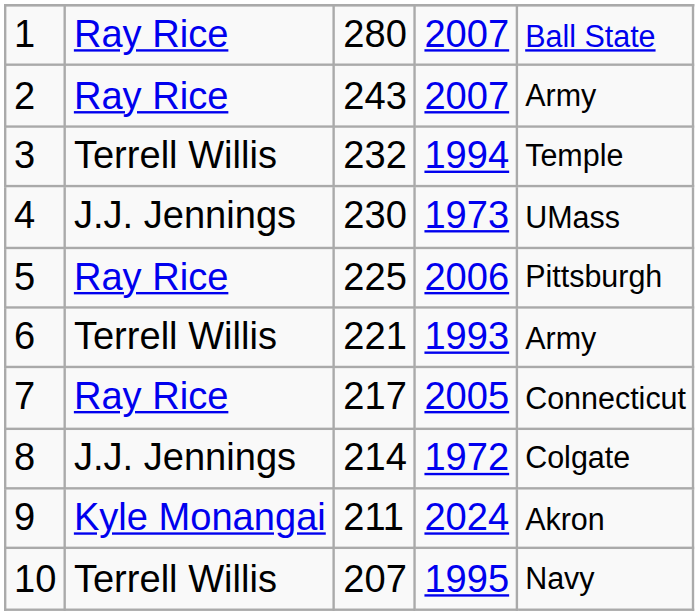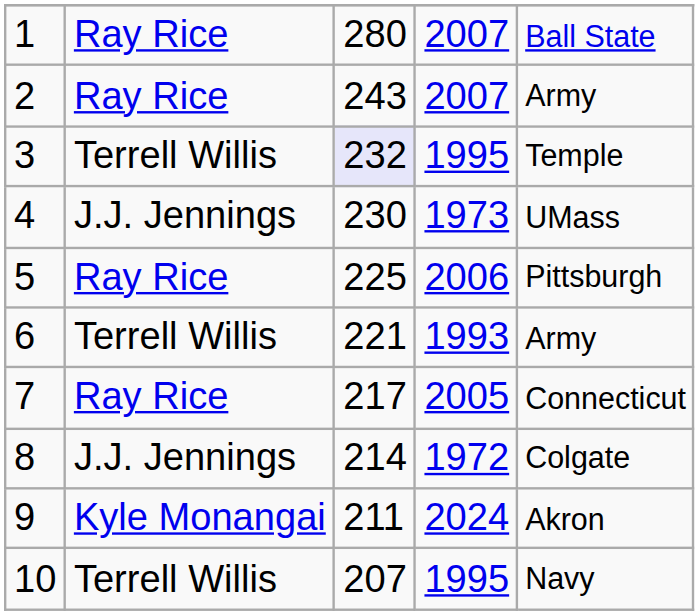(375, 155) no background -> (375, 155) lavender background
(467, 155) 1994 -> (467, 155) 1995
